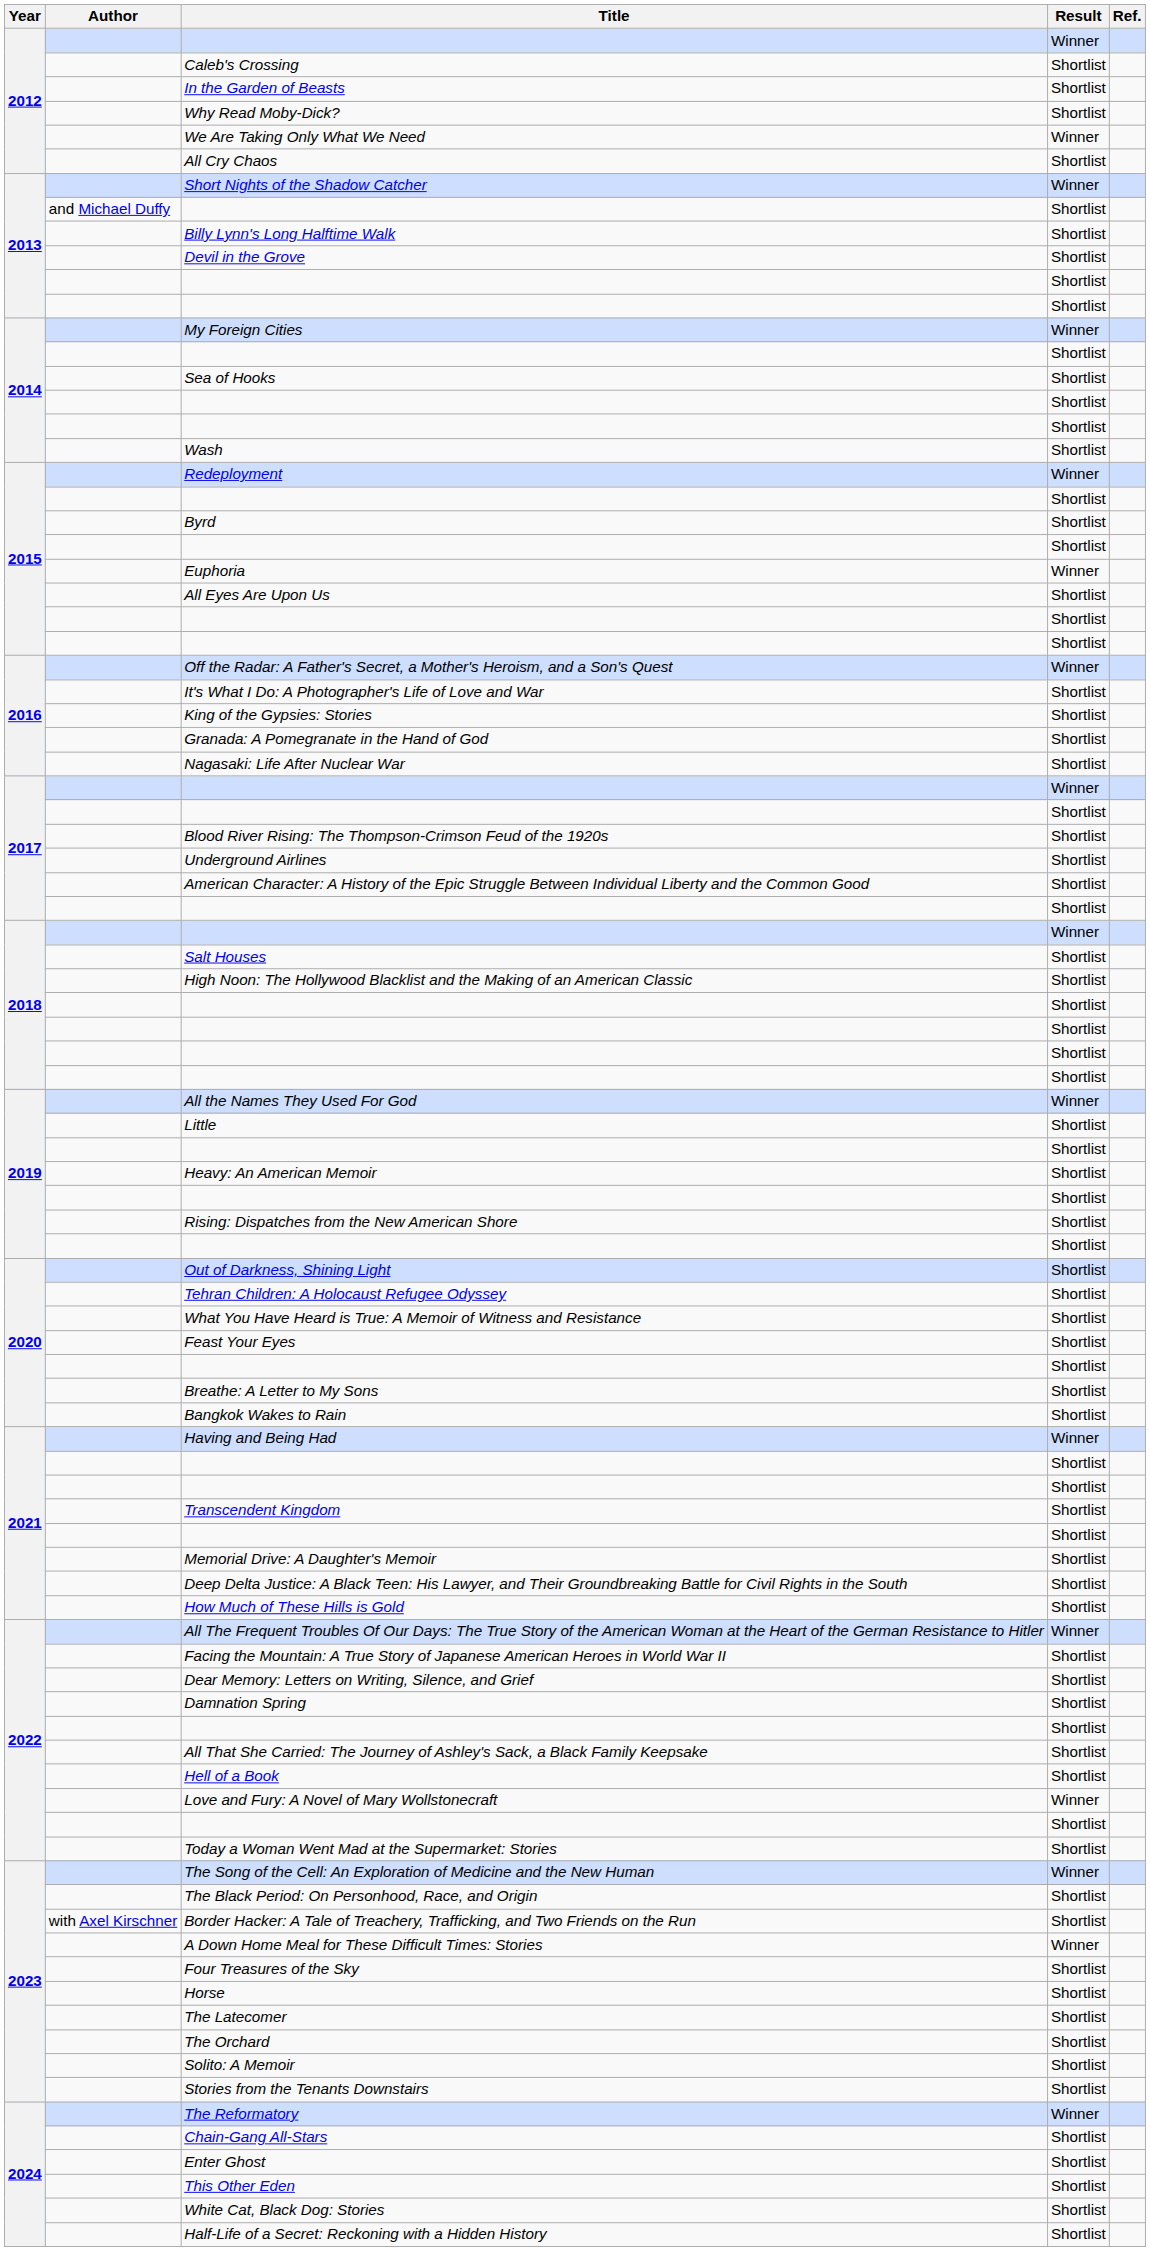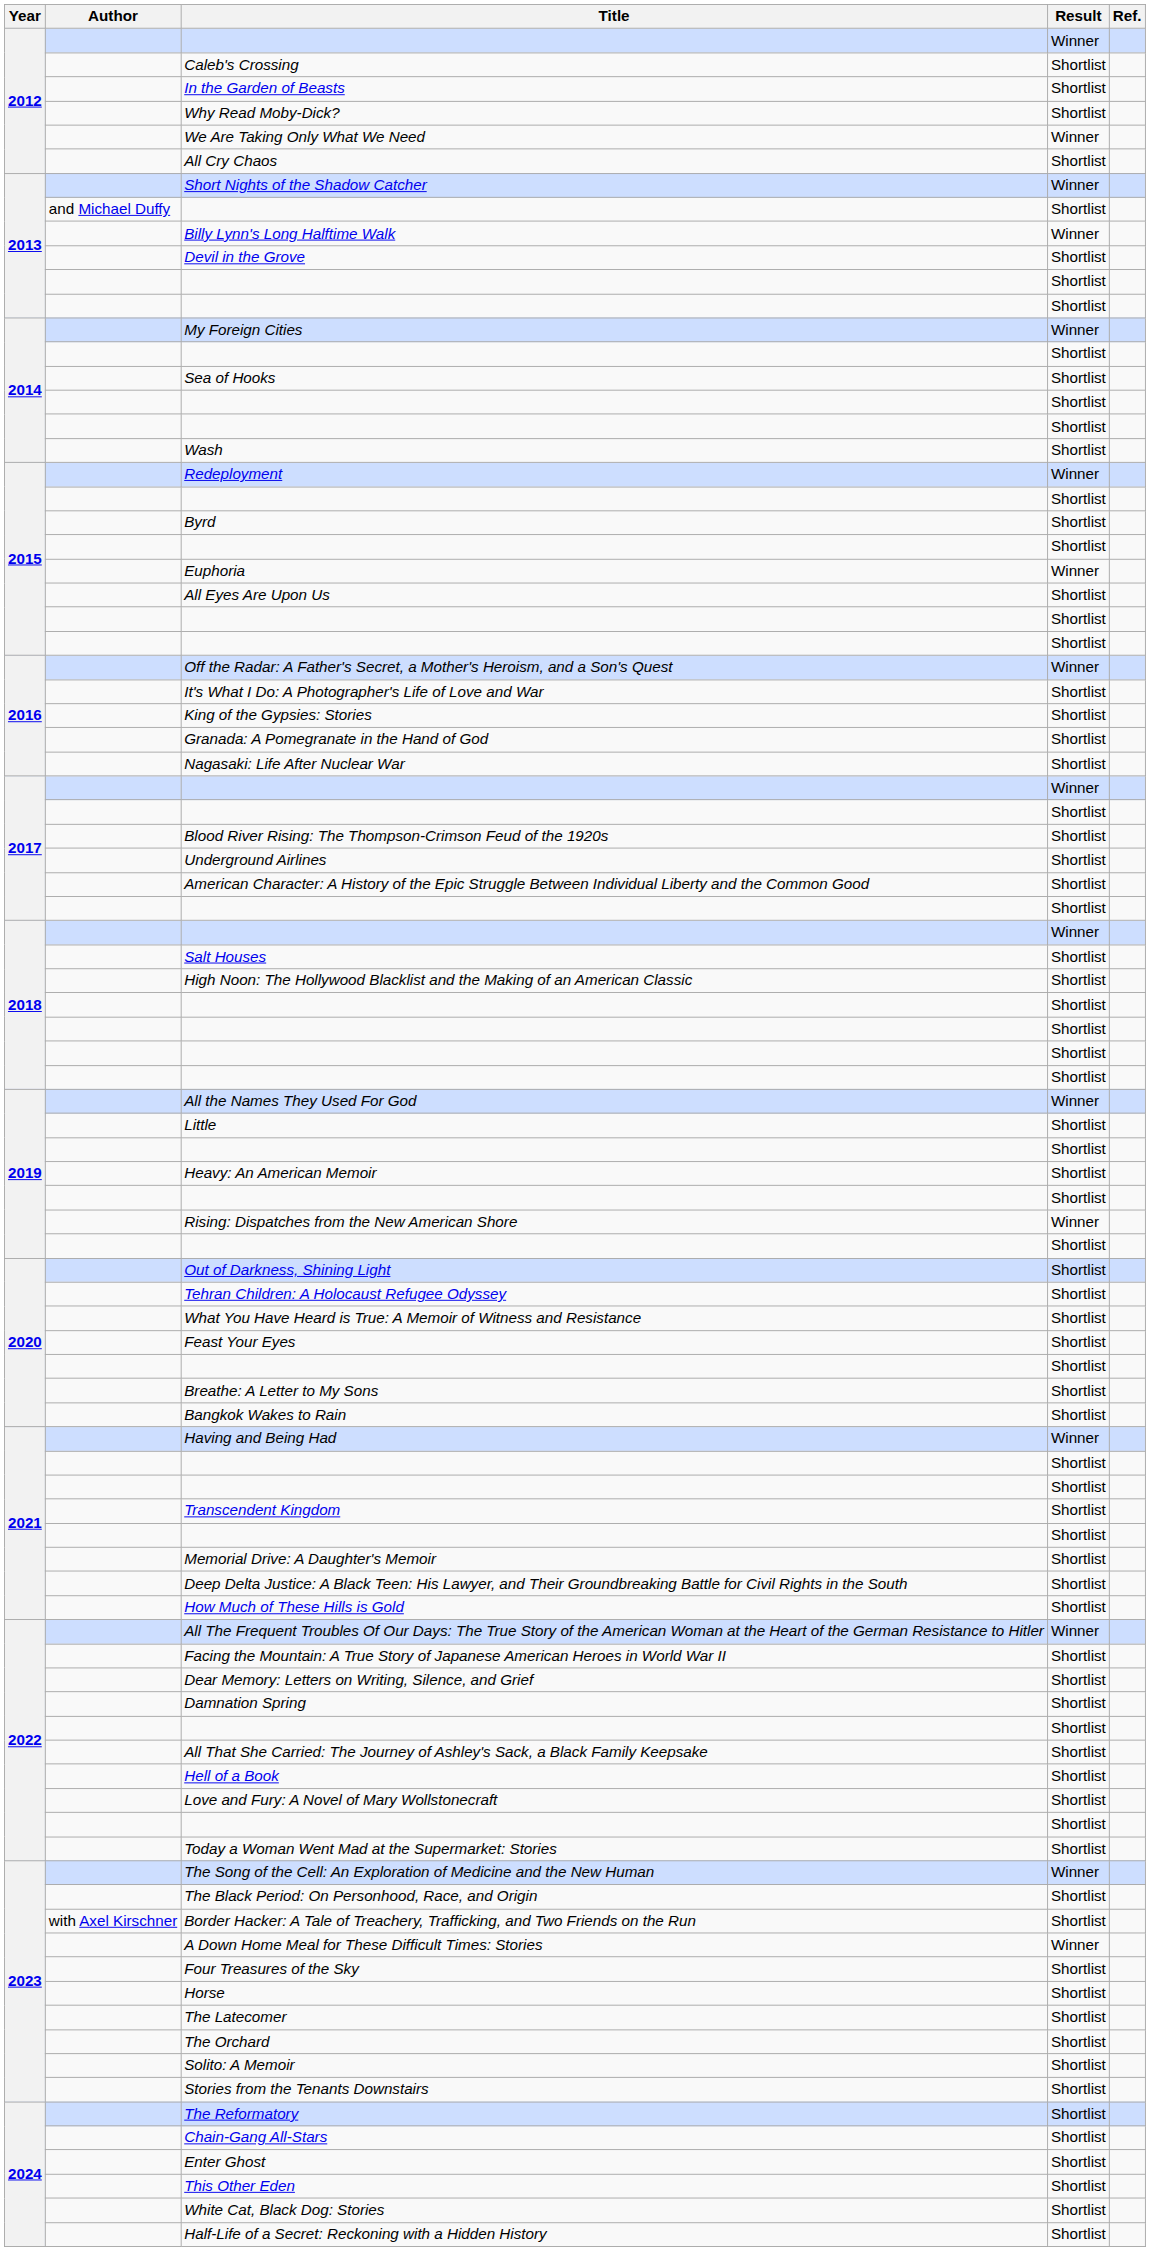(1078, 233) Shortlist -> (1075, 233) Winner
(1078, 1221) Shortlist -> (1075, 1221) Winner
(1075, 1800) Winner -> (1078, 1800) Shortlist
(1075, 2113) Winner -> (1078, 2113) Shortlist
